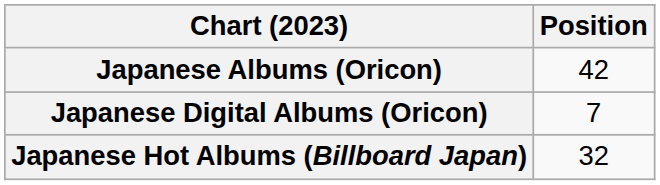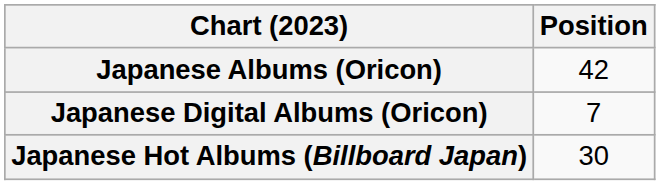(594, 156) 32 -> (594, 156) 30
